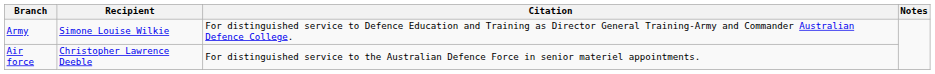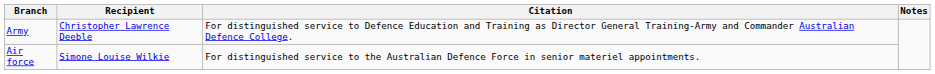(114, 32) Simone Louise Wilkie -> (114, 32) Christopher Lawrence Deeble
(114, 57) Christopher Lawrence Deeble -> (114, 57) Simone Louise Wilkie
